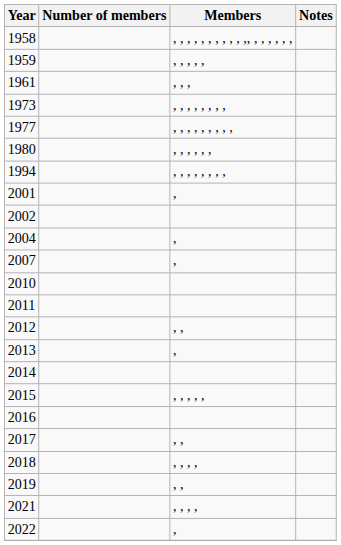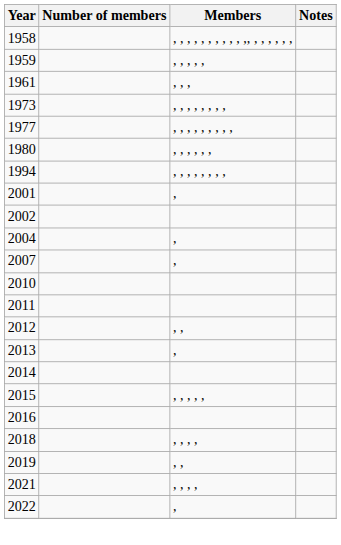- row: (22, 439)
